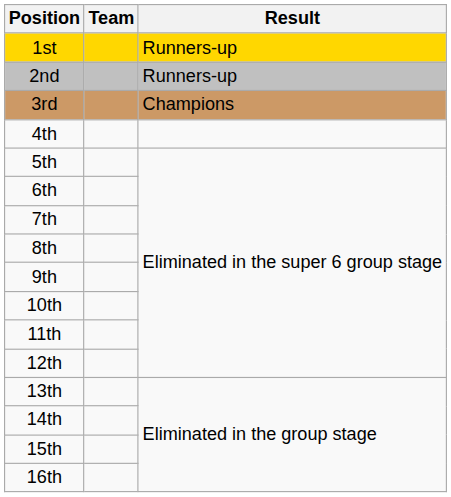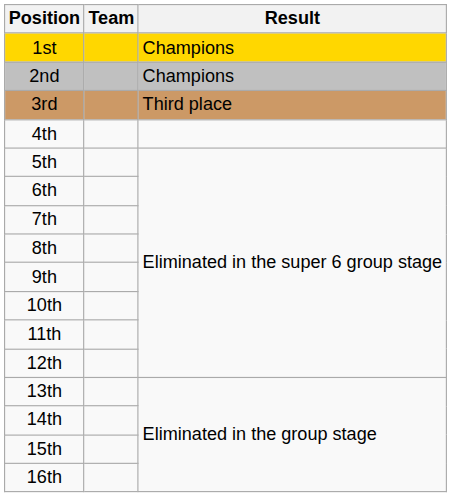(190, 47) Runners-up -> (188, 47) Champions
(190, 76) Runners-up -> (188, 76) Champions
(188, 104) Champions -> (187, 104) Third place
